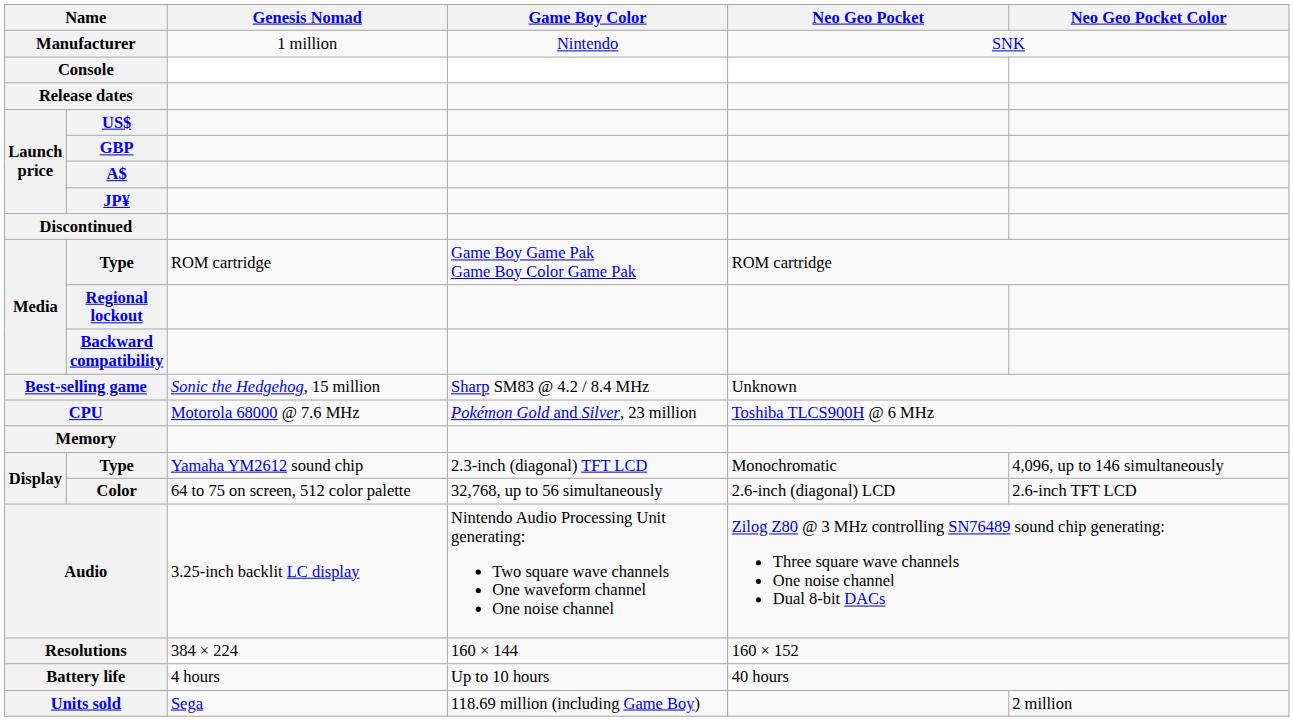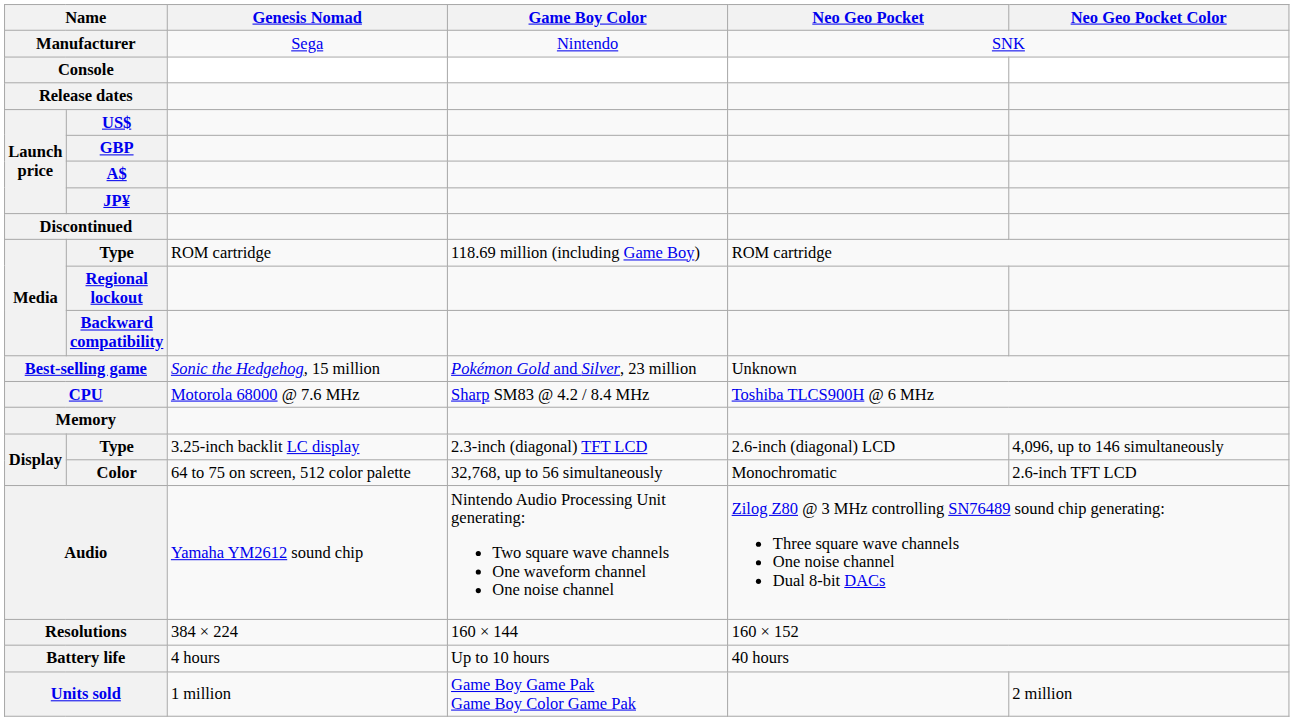(307, 43) 1 million -> (307, 43) Sega
(544, 262) Game Boy Game Pak Game Boy Color Game Pak -> (576, 252) 118.69 million (including Game Boy)
(550, 386) Sharp SM83 @ 4.2 / 8.4 MHz -> (574, 368) Pokémon Gold and Silver, 23 million
(574, 412) Pokémon Gold and Silver, 23 million -> (550, 394) Sharp SM83 @ 4.2 / 8.4 MHz
(267, 465) Yamaha YM2612 sound chip -> (265, 446) 3.25-inch backlit LC display
(784, 465) Monochromatic -> (813, 446) 2.6-inch (diagonal) LCD
(813, 491) 2.6-inch (diagonal) LCD -> (784, 472) Monochromatic
(265, 571) 3.25-inch backlit LC display -> (267, 552) Yamaha YM2612 sound chip
(187, 703) Sega -> (201, 693) 1 million
(576, 703) 118.69 million (including Game Boy) -> (544, 693) Game Boy Game Pak Game Boy Color Game Pak
